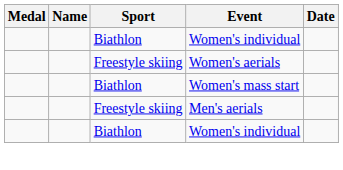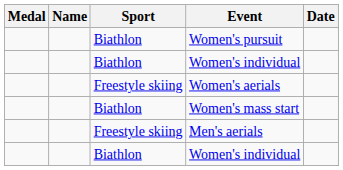+ row: (118, 39)
